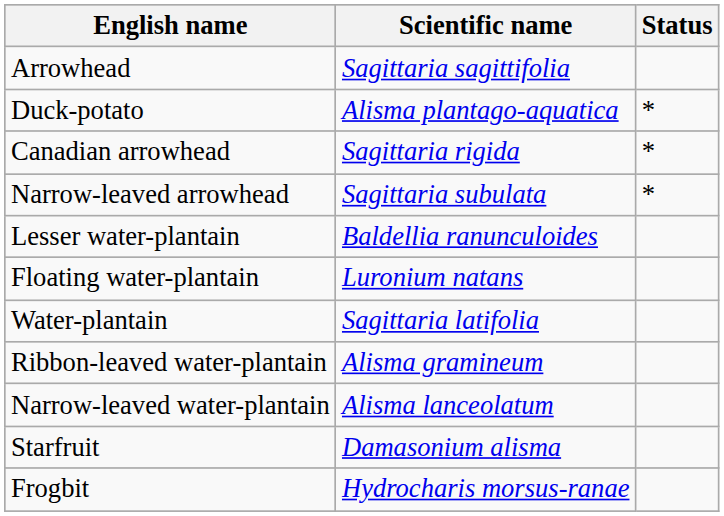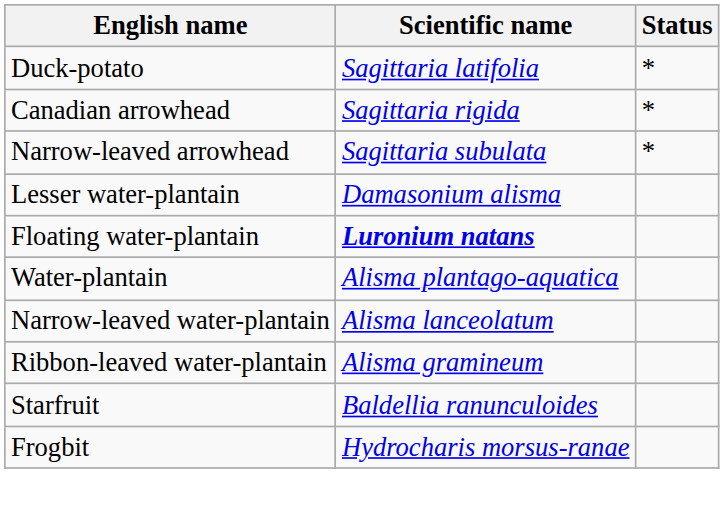- row: (71, 67)
(480, 109) Alisma plantago-aquatica -> (440, 67) Sagittaria latifolia
(470, 236) Baldellia ranunculoides -> (452, 194) Damasonium alisma
(433, 278) normal -> (438, 236) bold
(440, 320) Sagittaria latifolia -> (480, 278) Alisma plantago-aquatica
rows swapped: (170, 404) <-> (169, 362)
(452, 446) Damasonium alisma -> (470, 404) Baldellia ranunculoides
